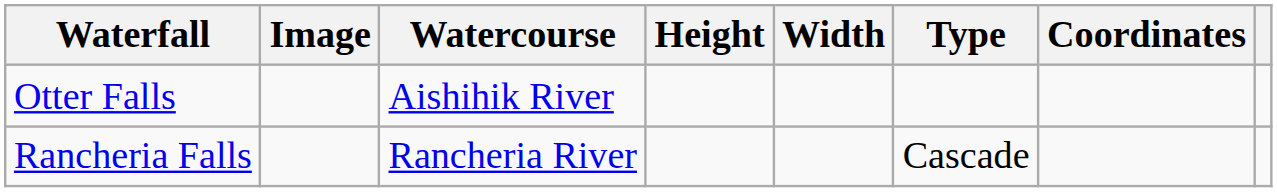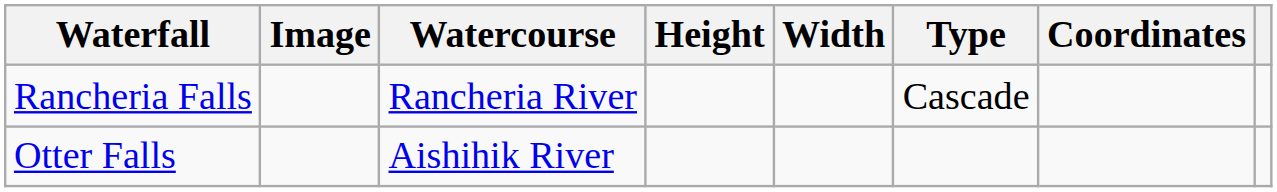rows swapped: (95, 95) <-> (133, 155)
